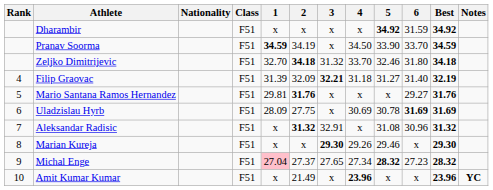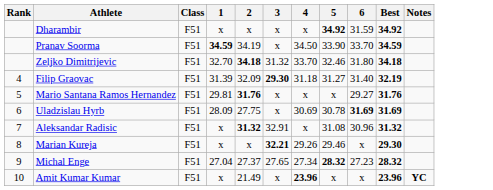- column: (206, 12)
(332, 78) 32.21 -> (277, 78) 29.30
(332, 144) 29.30 -> (277, 144) 32.21
(275, 161) pink background -> (221, 161) no background
